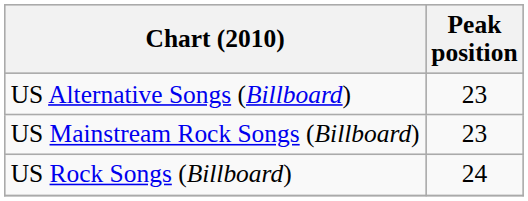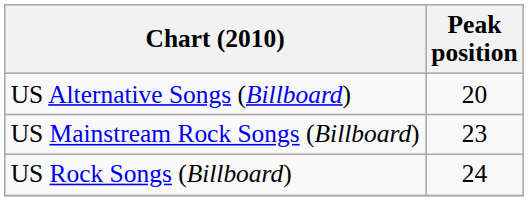(474, 93) 23 -> (474, 93) 20
